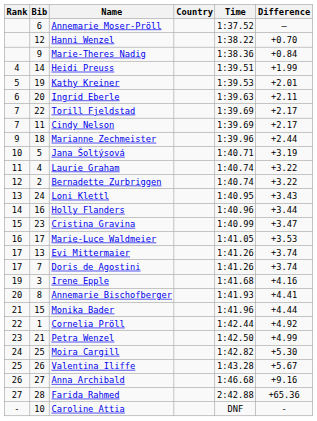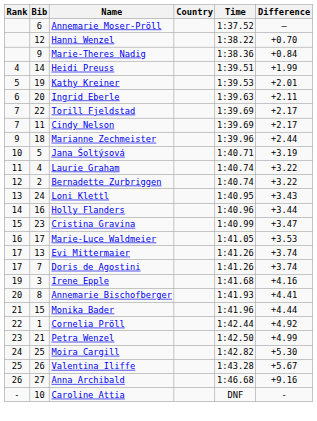- row: (85, 395)
